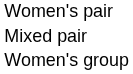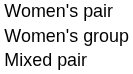rows swapped: (46, 36) <-> (67, 60)
